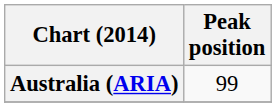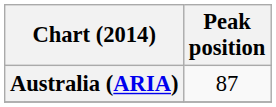(227, 83) 99 -> (227, 83) 87
